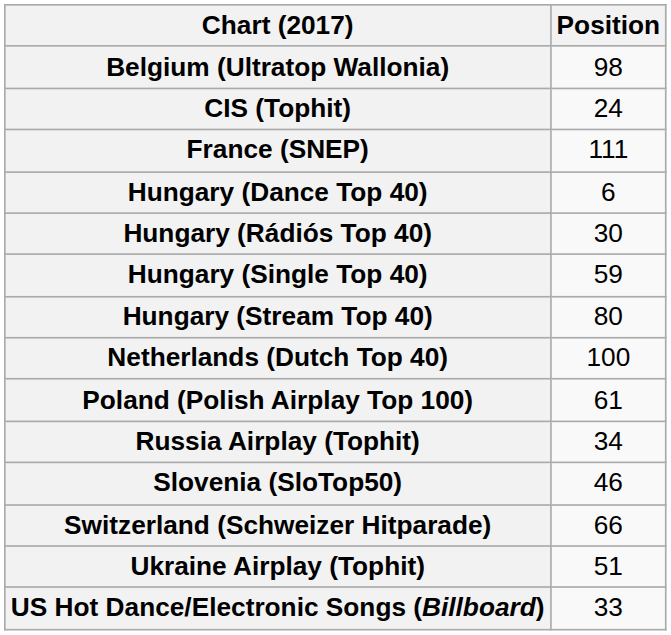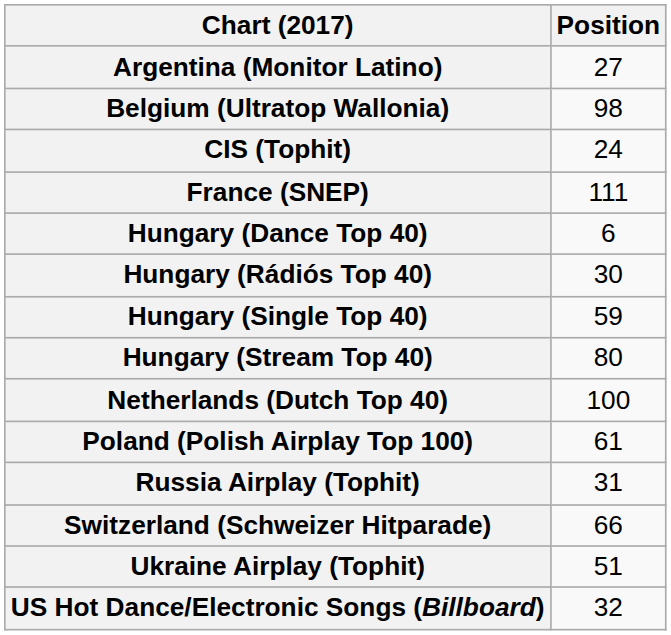+ row: (278, 66)
(608, 441) 34 -> (608, 483) 31
- row: (278, 483)
(608, 607) 33 -> (608, 607) 32
